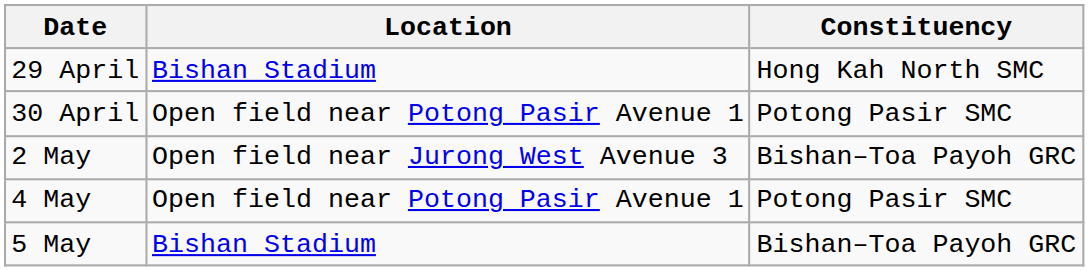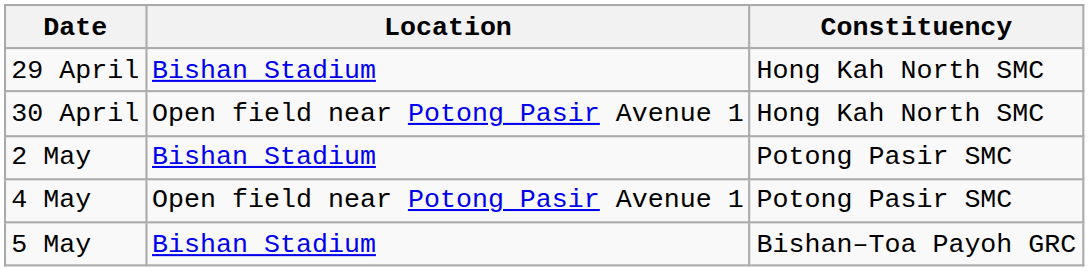(884, 114) Potong Pasir SMC -> (900, 114) Hong Kah North SMC
(440, 157) Open field near Jurong West Avenue 3 -> (264, 157) Bishan Stadium
(916, 157) Bishan–Toa Payoh GRC -> (884, 157) Potong Pasir SMC
